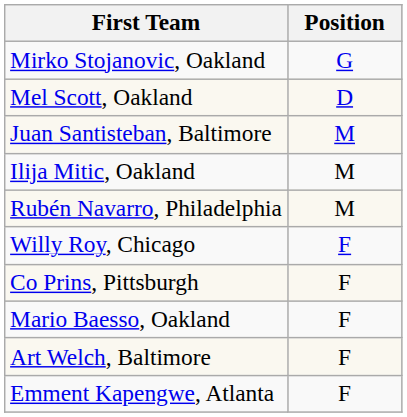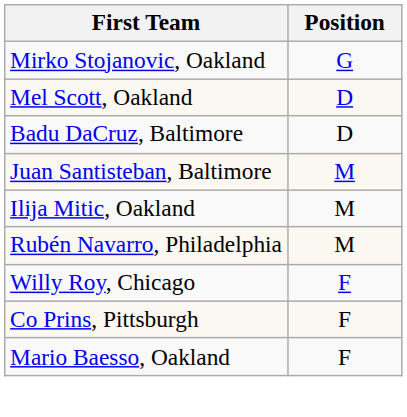+ row: (127, 134)
- row: (110, 356)
- row: (142, 393)
